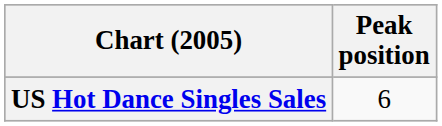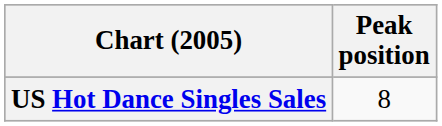(384, 98) 6 -> (384, 98) 8
